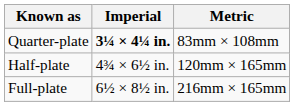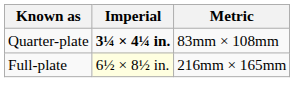- row: (39, 64)
(133, 88) no background -> (133, 64) lightyellow background
